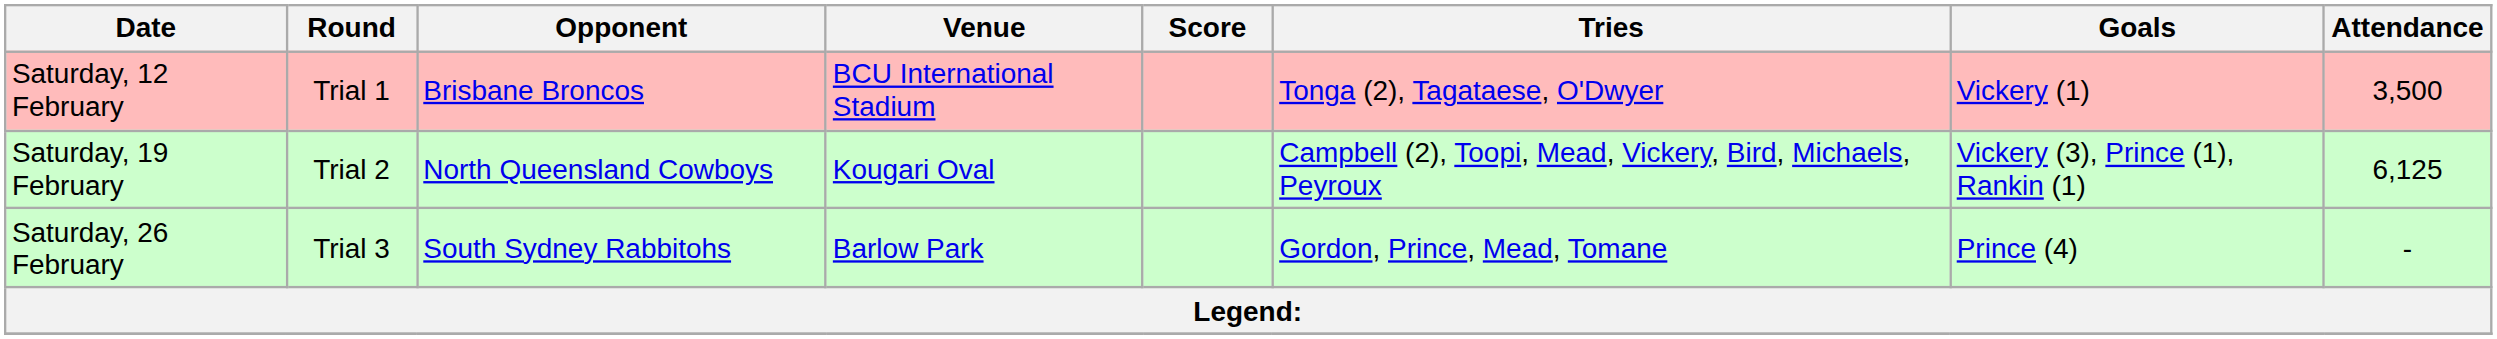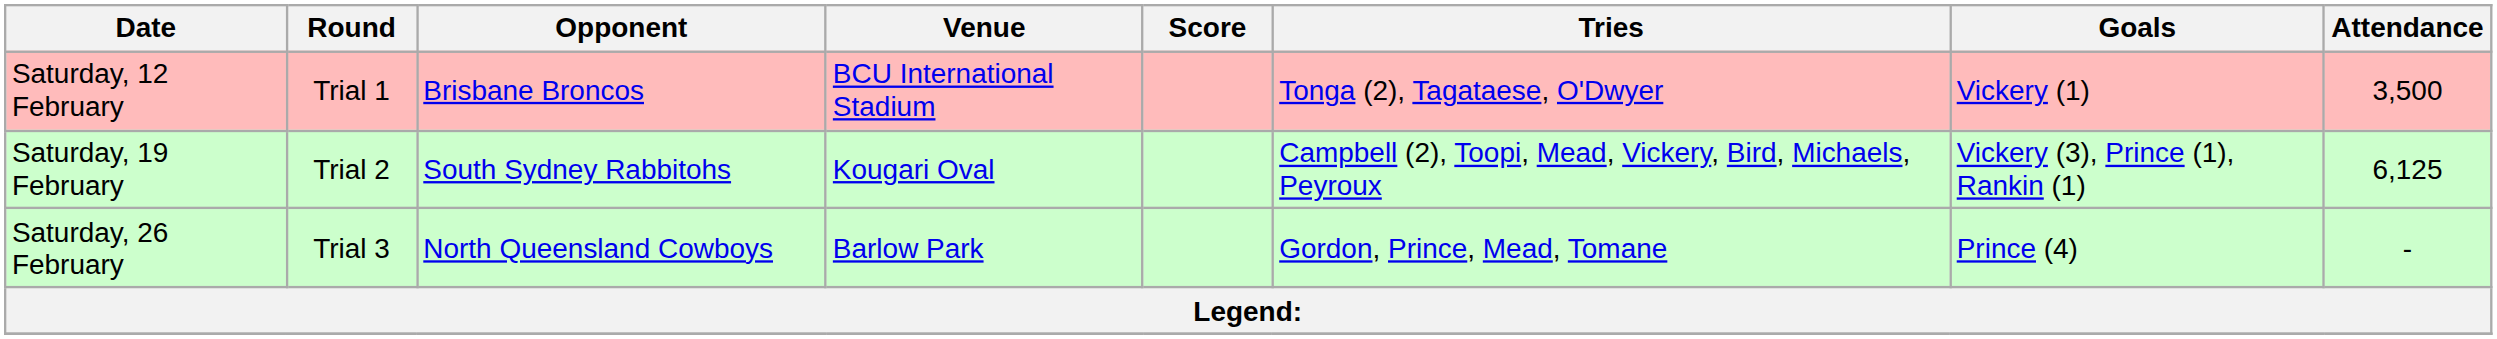(598, 169) North Queensland Cowboys -> (577, 169) South Sydney Rabbitohs
(577, 248) South Sydney Rabbitohs -> (598, 248) North Queensland Cowboys
